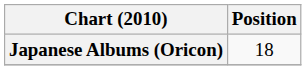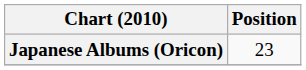(264, 49) 18 -> (264, 49) 23
